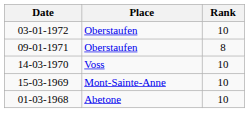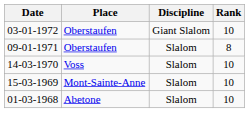+ column: (181, 13)
